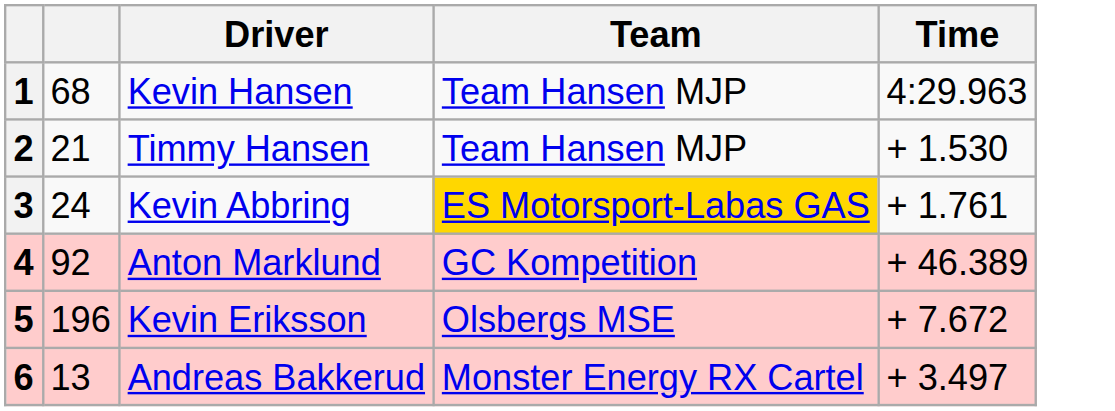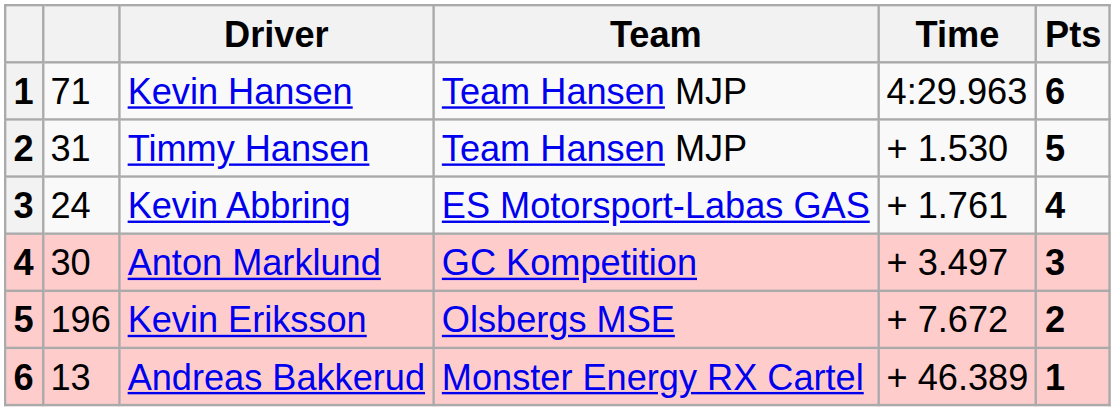+ column: (1073, 34)
(71, 91) 68 -> (71, 91) 71
(71, 149) 21 -> (71, 149) 31
(656, 206) gold background -> (656, 206) no background
(71, 263) 92 -> (71, 263) 30
(957, 263) + 46.389 -> (947, 263) + 3.497
(947, 378) + 3.497 -> (957, 378) + 46.389
